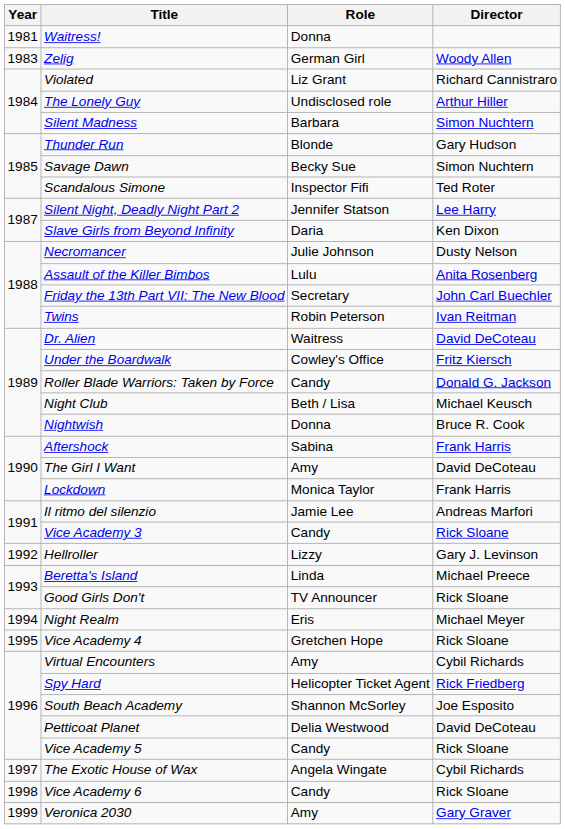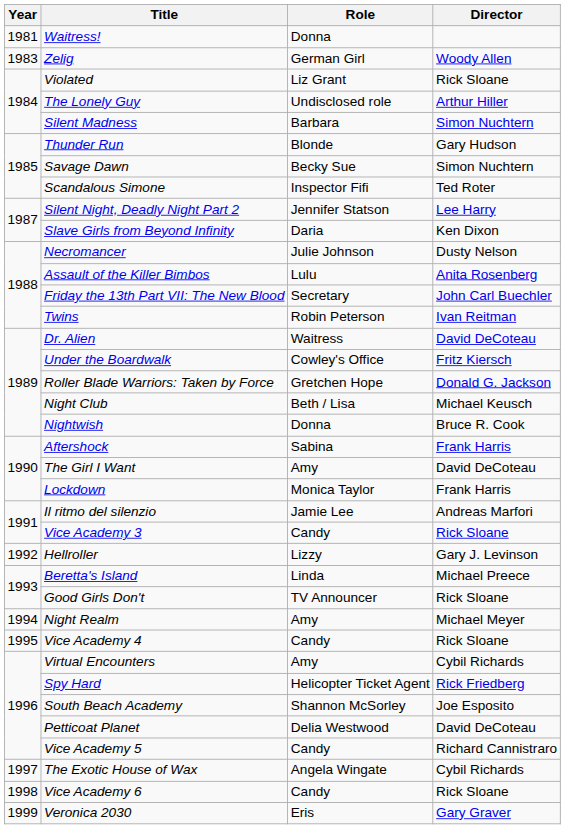(497, 79) Richard Cannistraro -> (472, 79) Rick Sloane
(310, 381) Candy -> (337, 381) Gretchen Hope
(302, 619) Eris -> (304, 619) Amy
(337, 640) Gretchen Hope -> (310, 640) Candy
(472, 748) Rick Sloane -> (497, 748) Richard Cannistraro
(304, 813) Amy -> (302, 813) Eris
